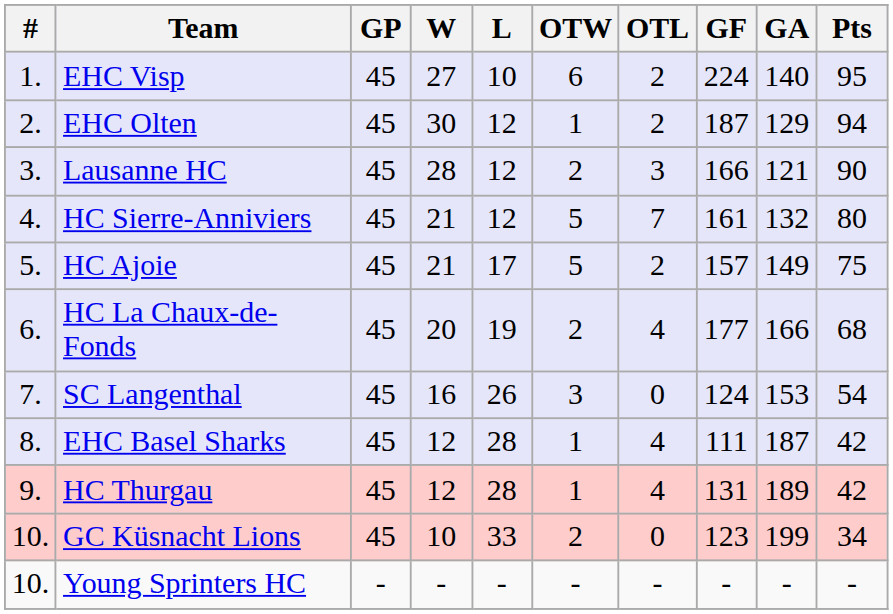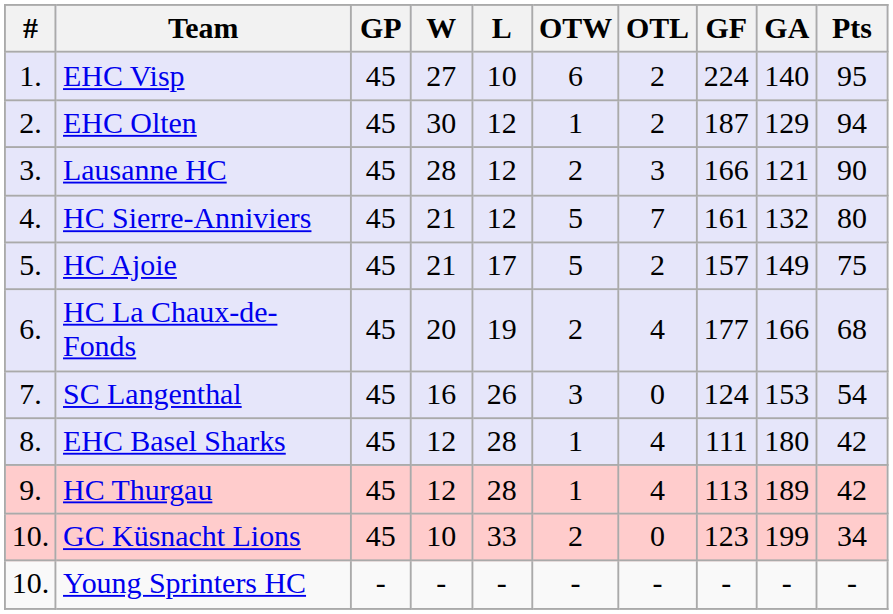(787, 441) 187 -> (787, 441) 180
(726, 488) 131 -> (726, 488) 113
